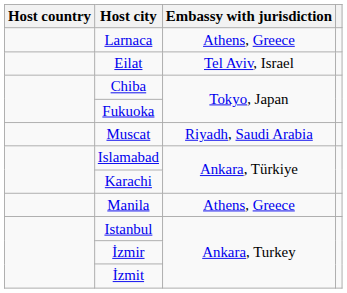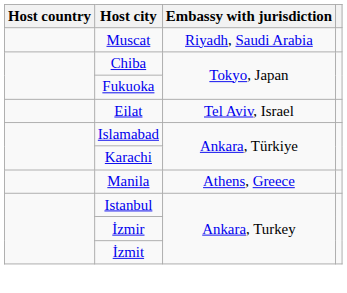- row: (128, 39)
rows swapped: (128, 63) <-> (128, 134)
